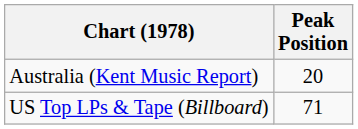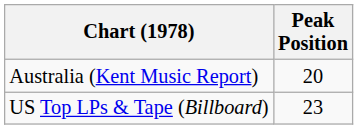(313, 107) 71 -> (313, 107) 23
